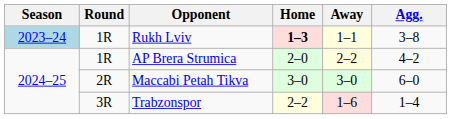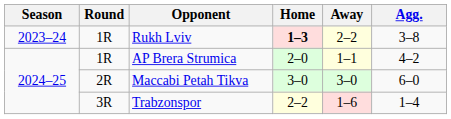(42, 37) lightblue background -> (42, 37) no background
(347, 37) 1–1 -> (347, 37) 2–2
(347, 59) 2–2 -> (347, 59) 1–1
